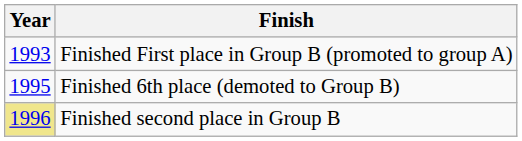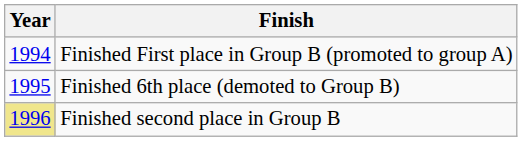(30, 53) 1993 -> (30, 53) 1994
